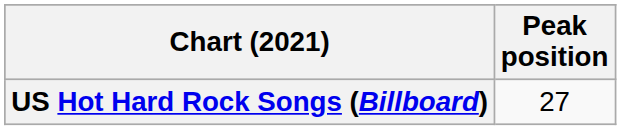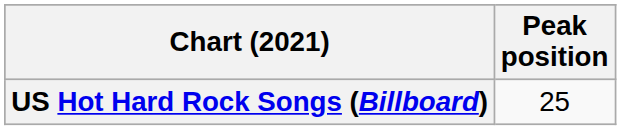(555, 101) 27 -> (555, 101) 25
